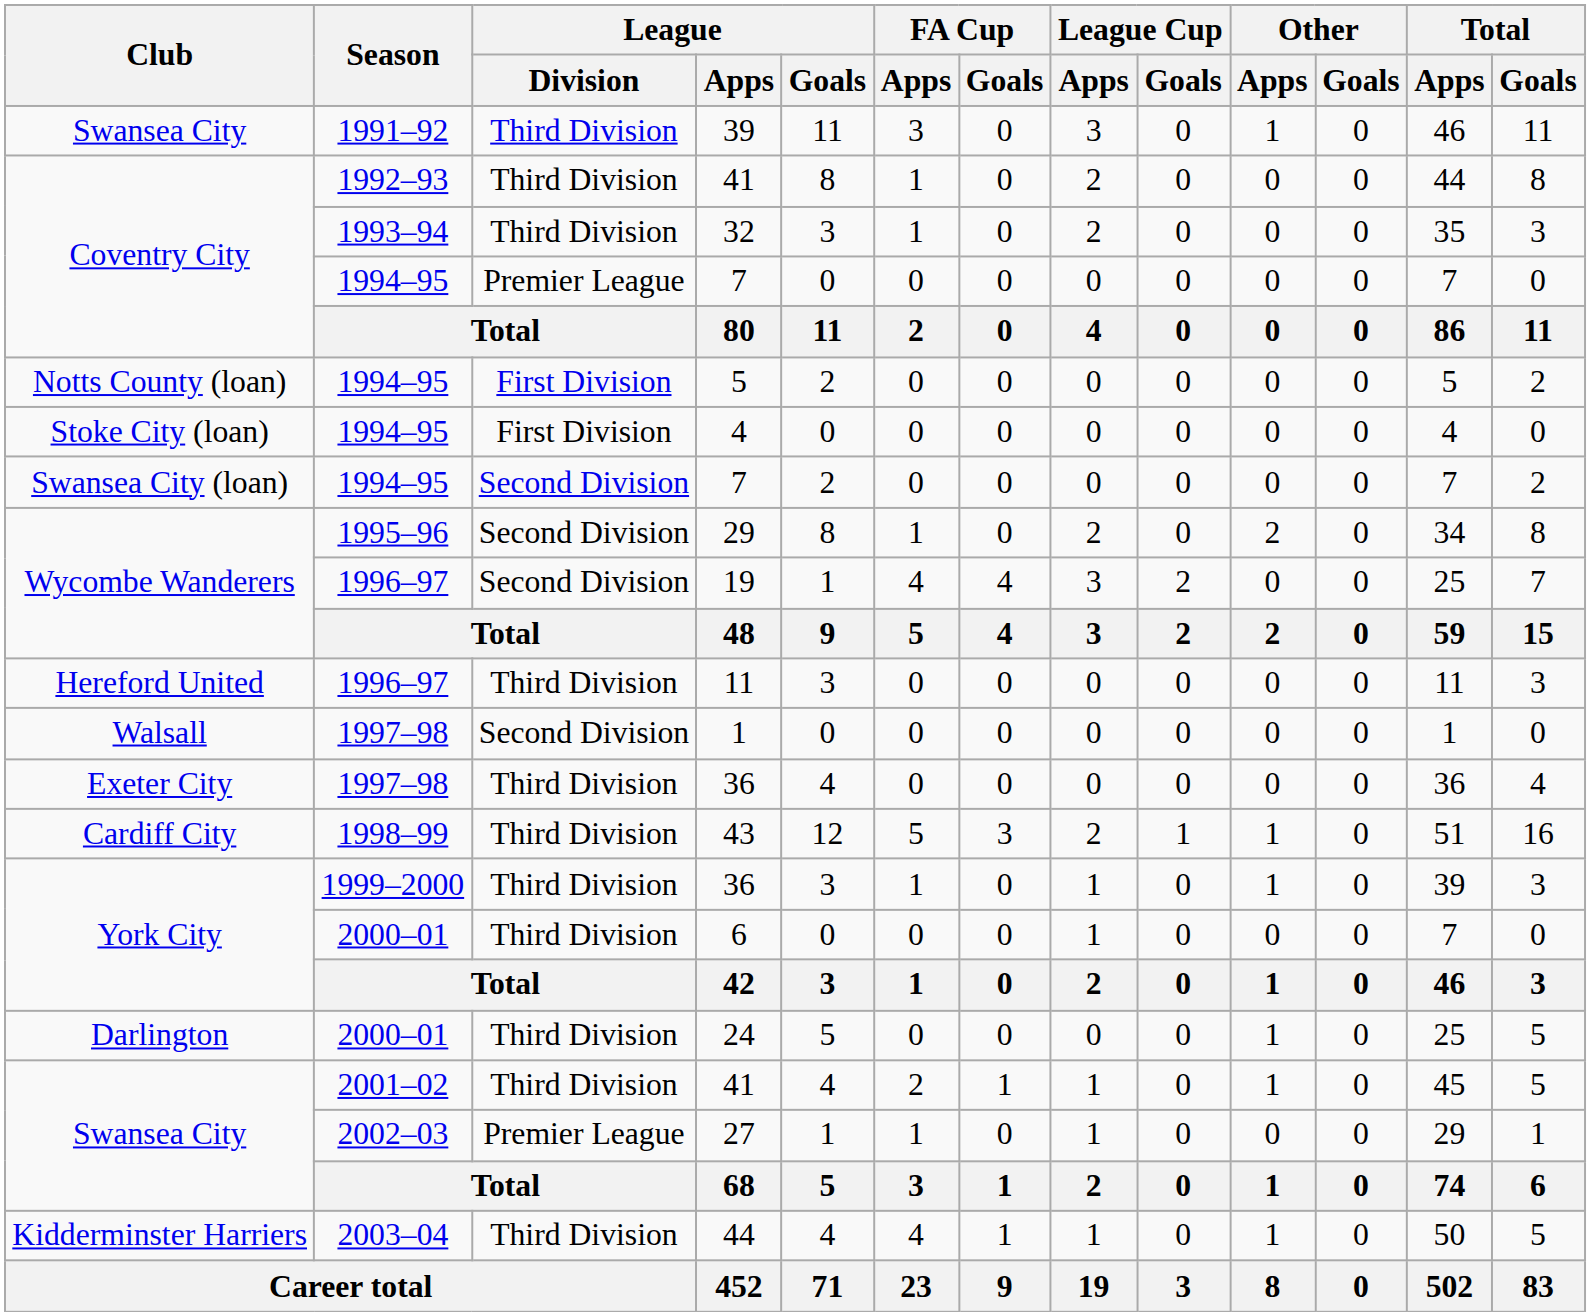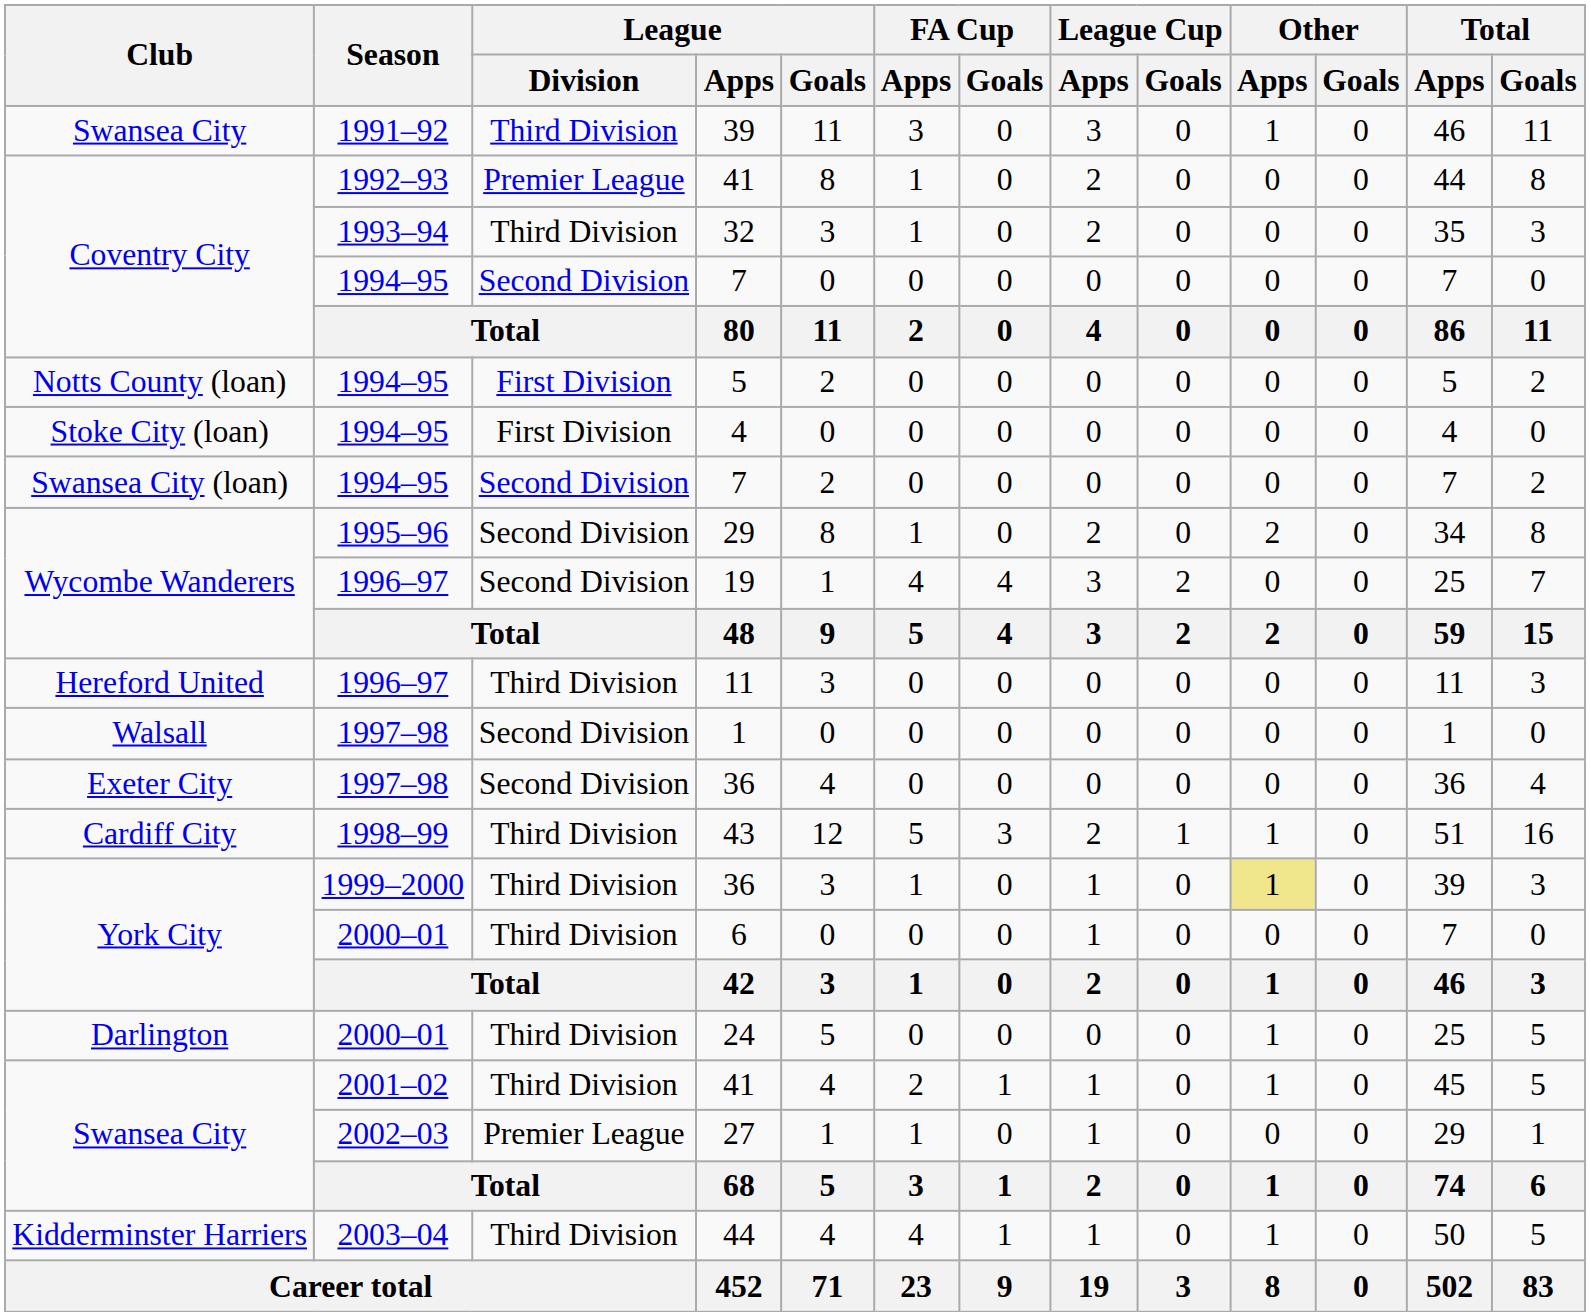(584, 180) Third Division -> (584, 180) Premier League
(584, 280) Premier League -> (584, 280) Second Division
(584, 783) Third Division -> (584, 783) Second Division
(1272, 883) no background -> (1272, 883) khaki background
